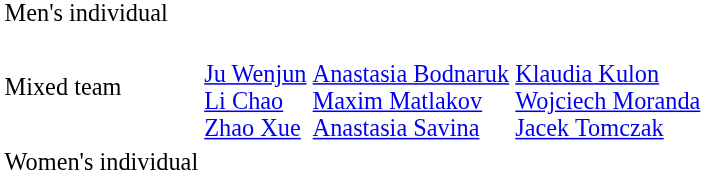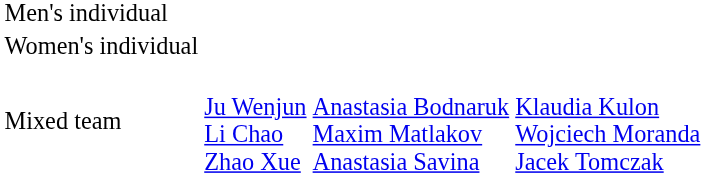rows swapped: (101, 161) <-> (63, 87)
